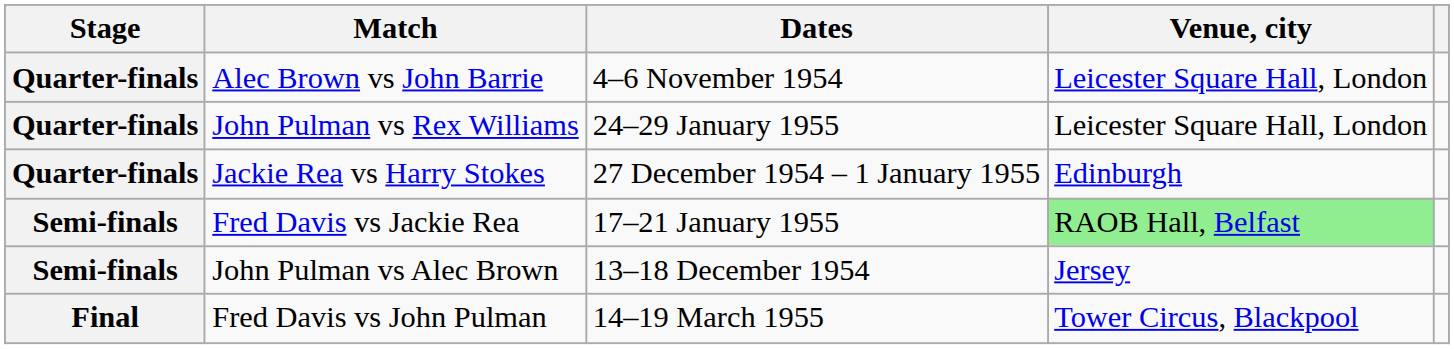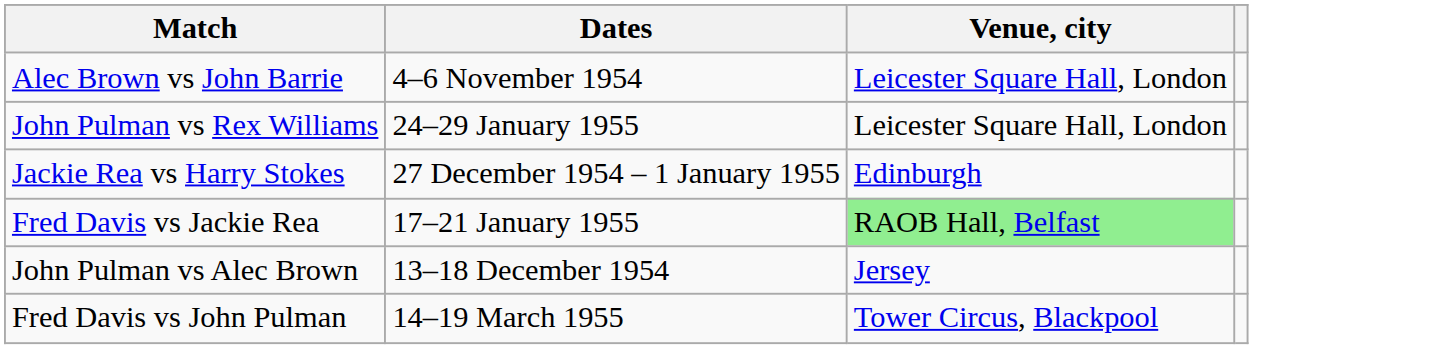- column: (105, 28)
